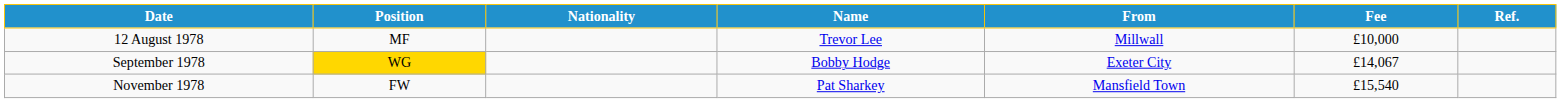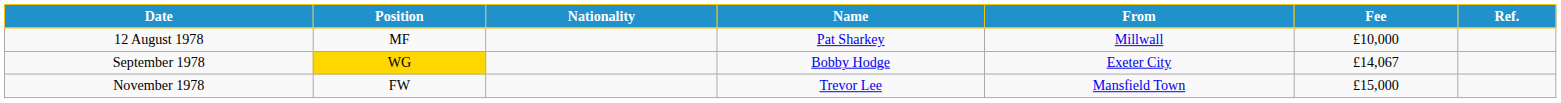(851, 39) Trevor Lee -> (851, 39) Pat Sharkey
(851, 86) Pat Sharkey -> (851, 86) Trevor Lee
(1376, 86) £15,540 -> (1376, 86) £15,000
